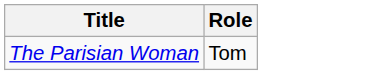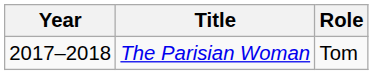+ column: (60, 20)
